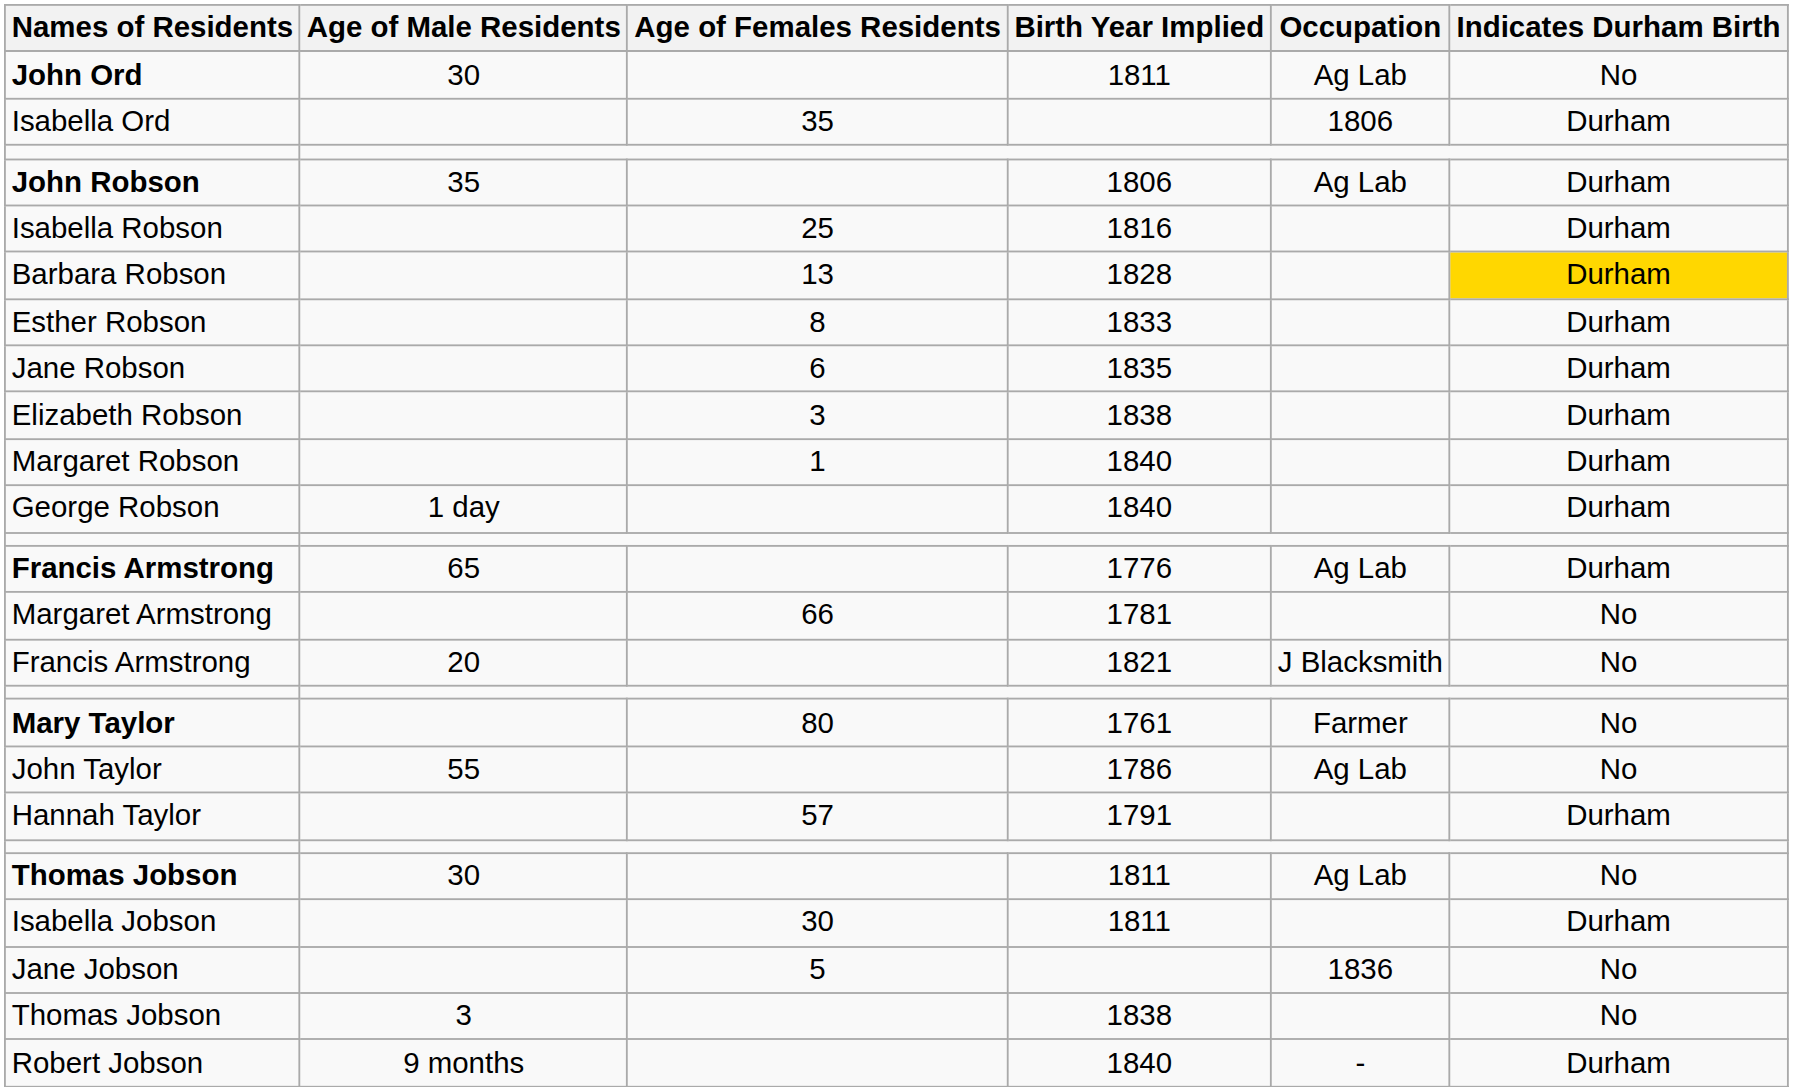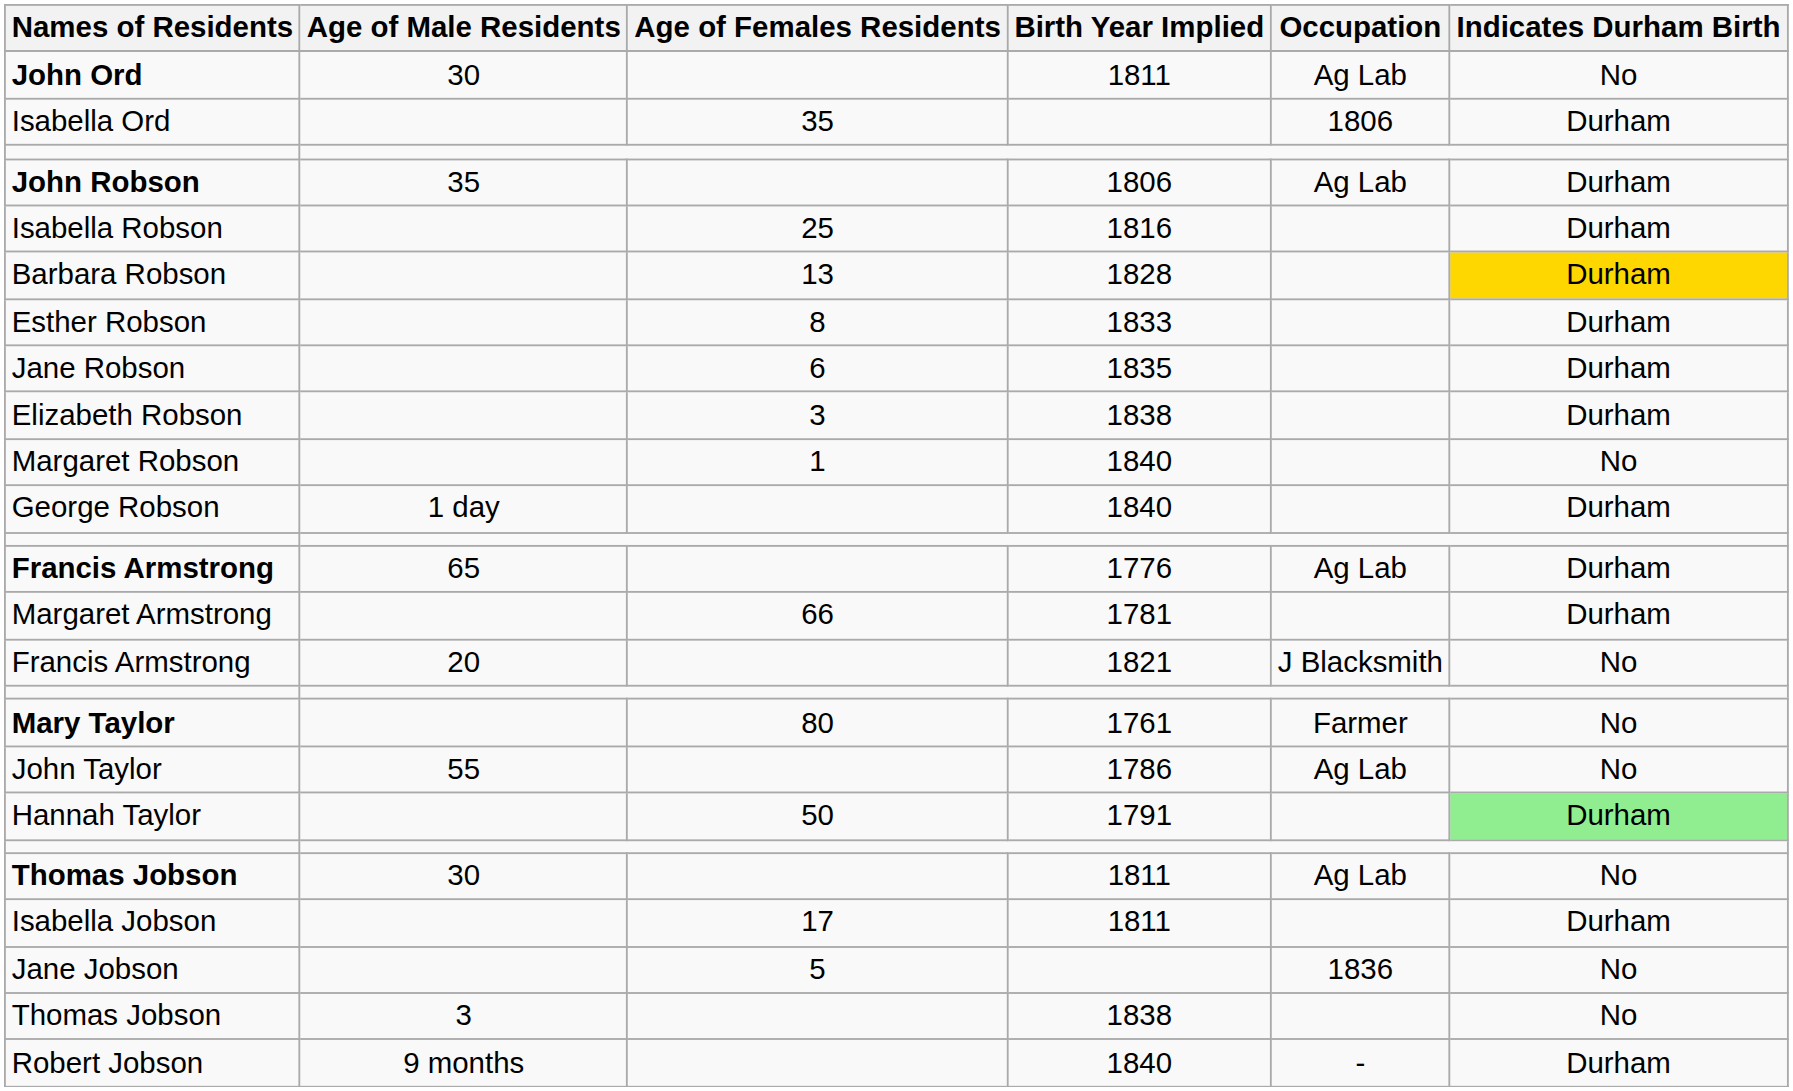(1618, 461) Durham -> (1618, 461) No
(1618, 615) No -> (1618, 615) Durham
(818, 815) 57 -> (818, 815) 50
(1618, 815) no background -> (1618, 815) lightgreen background
(818, 922) 30 -> (818, 922) 17
